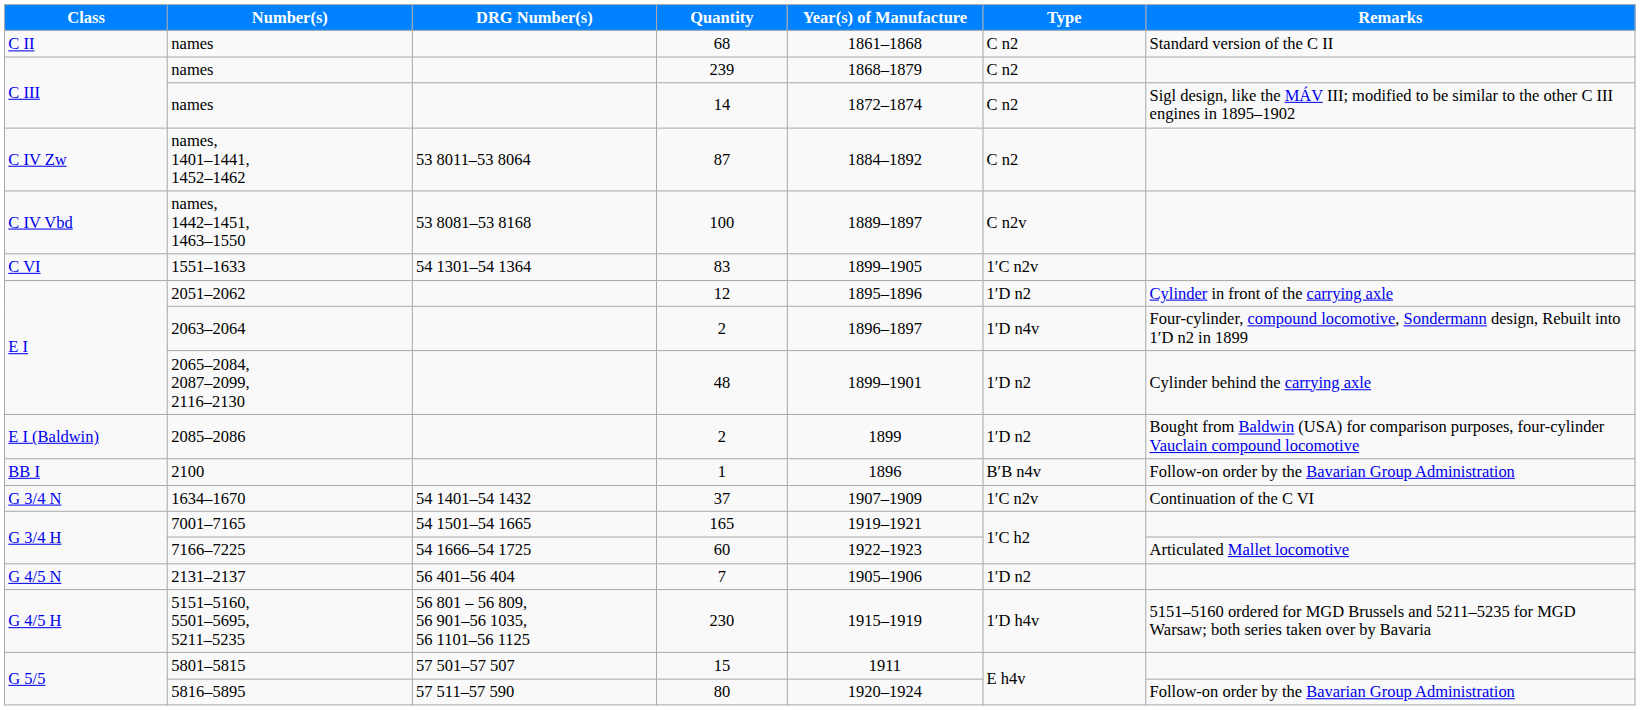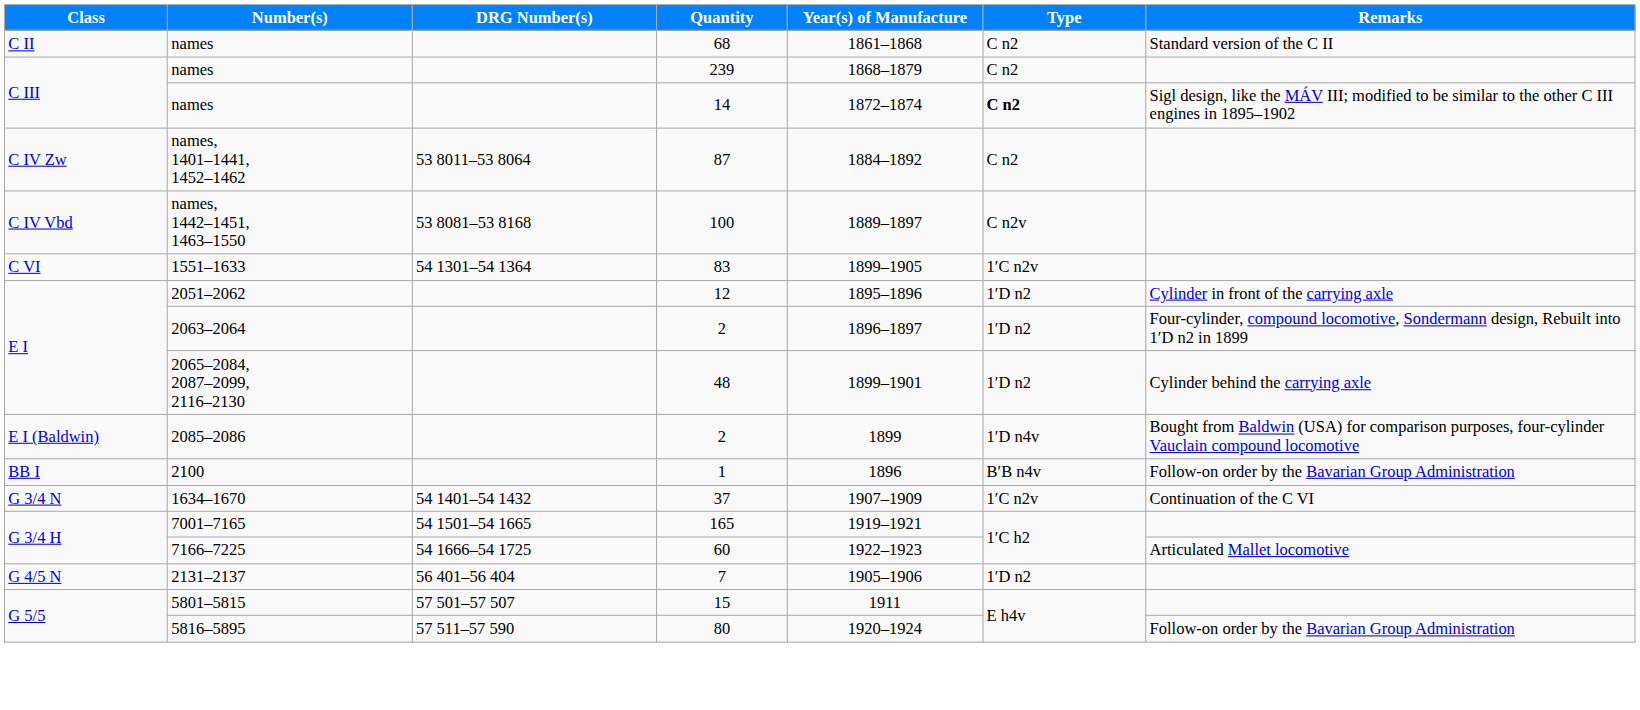(1002, 105) normal -> (1003, 105) bold
(1013, 328) 1′D n4v -> (1009, 328) 1′D n2
(1009, 436) 1′D n2 -> (1013, 436) 1′D n4v
- row: (210, 621)
